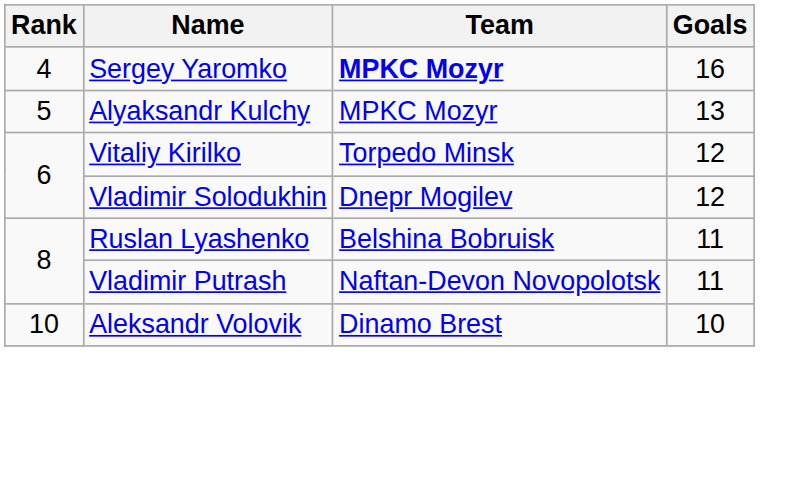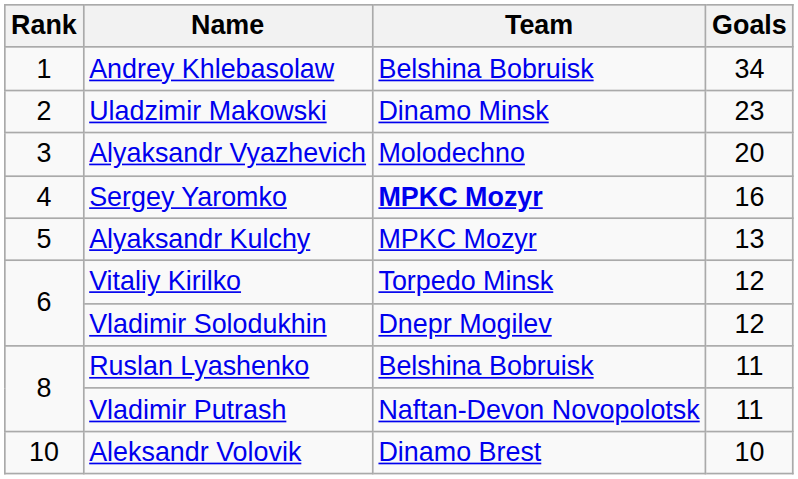+ row: (212, 68)
+ row: (208, 111)
+ row: (228, 153)
